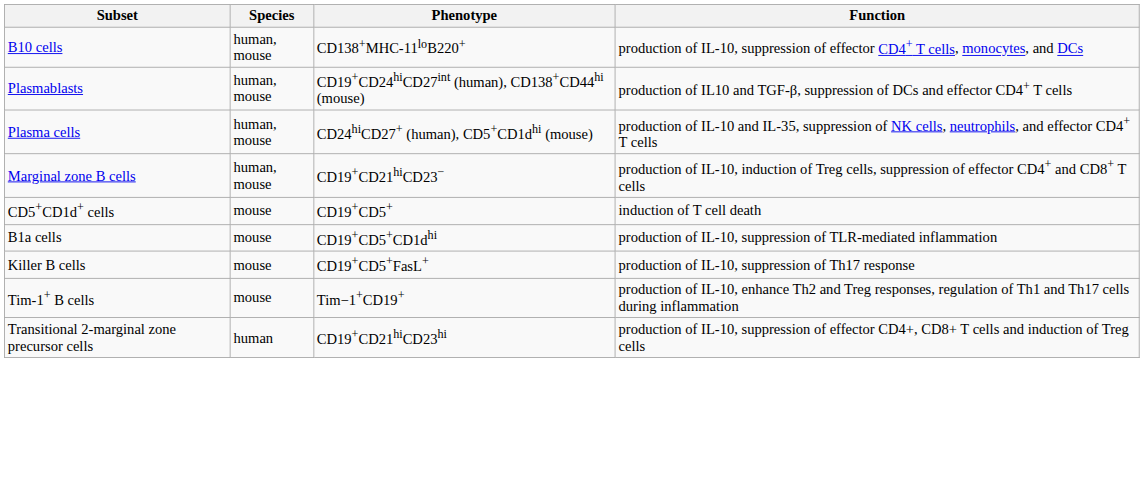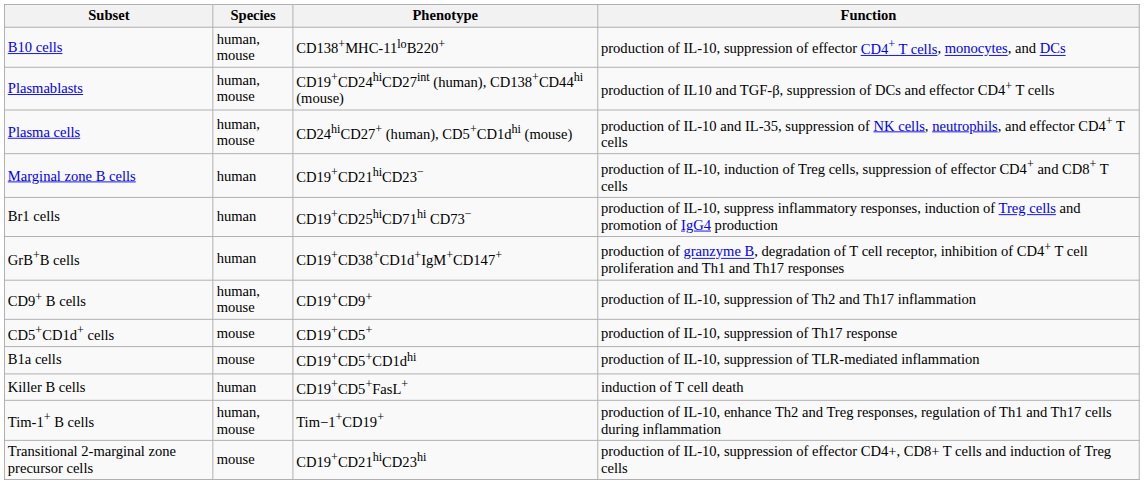(255, 175) human, mouse -> (236, 175) human
+ row: (34, 217)
+ row: (44, 258)
+ row: (47, 299)
(690, 210) induction of T cell death -> (749, 333) production of IL-10, suppression of Th17 response
(253, 264) mouse -> (236, 387) human
(767, 264) production of IL-10, suppression of Th17 response -> (672, 387) induction of T cell death
(253, 298) mouse -> (238, 420) human, mouse
(253, 337) human -> (236, 459) mouse
